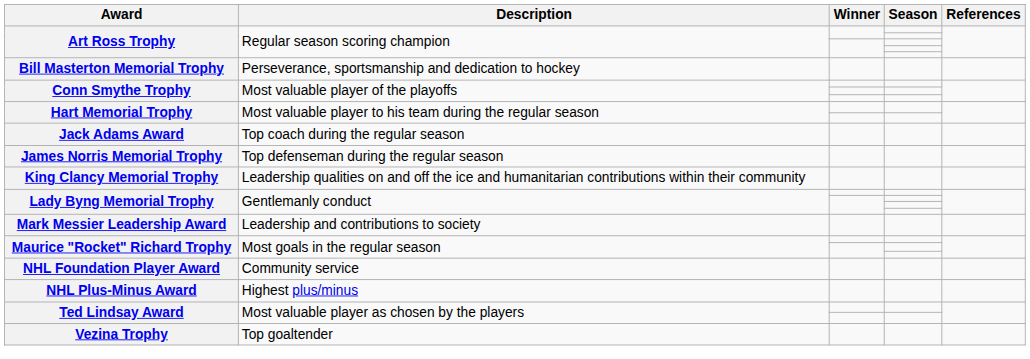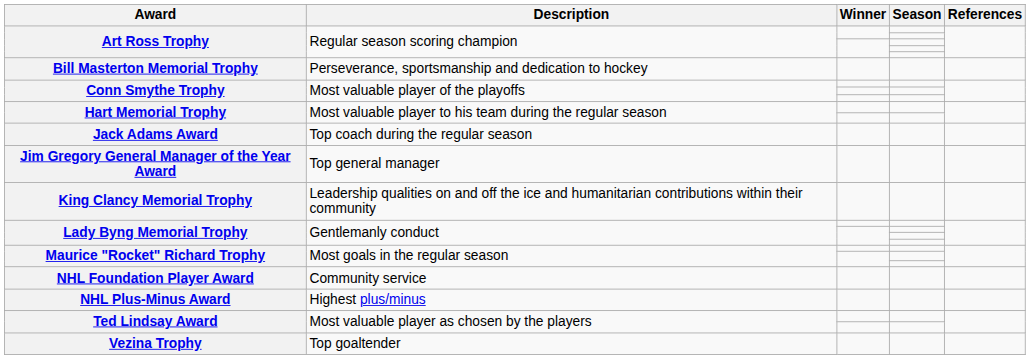- row: (122, 156)
+ row: (155, 163)
- row: (122, 225)
